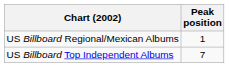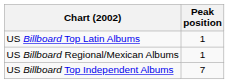+ row: (73, 39)
